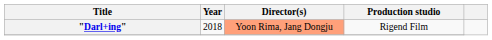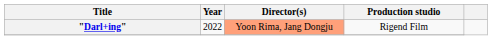(213, 27) 2018 -> (213, 27) 2022
